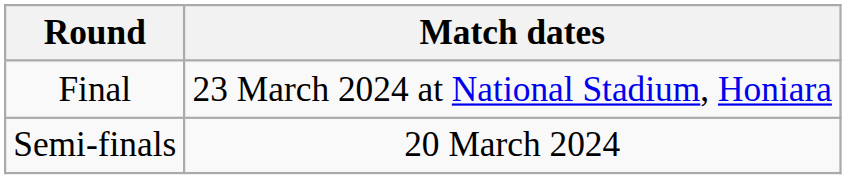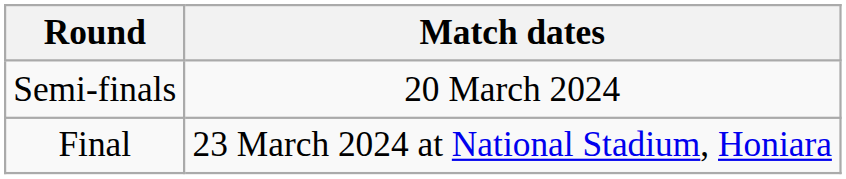rows swapped: (95, 144) <-> (95, 88)
